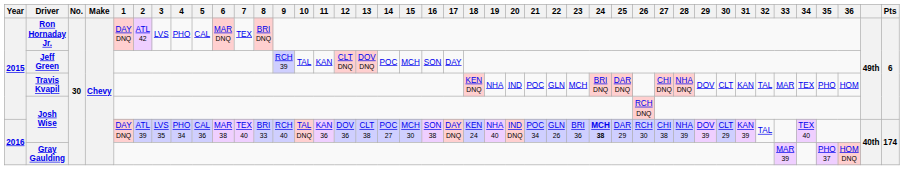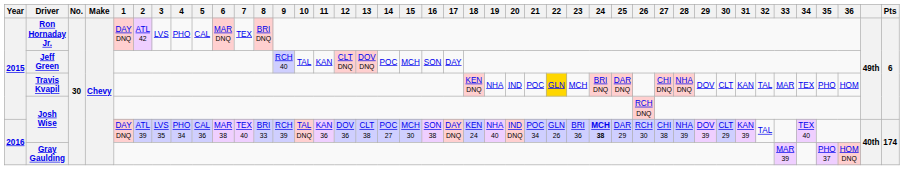(284, 61) RCH 39 -> (284, 61) RCH 40
(556, 85) no background -> (556, 85) gold background
(284, 130) RCH 40 -> (284, 130) RCH 39
